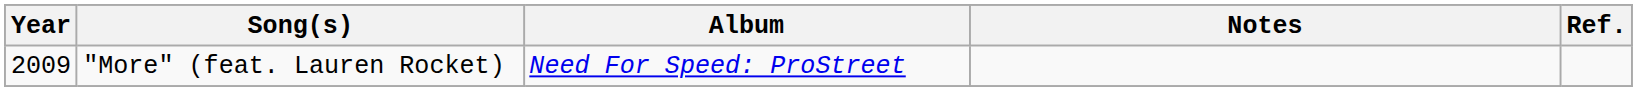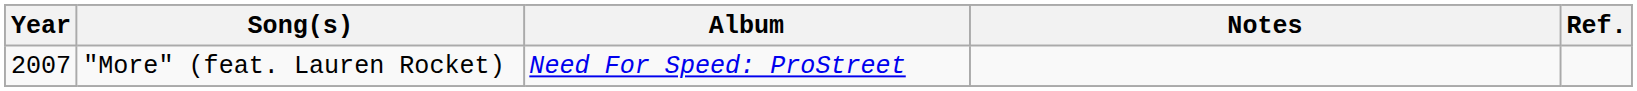(41, 66) 2009 -> (41, 66) 2007
